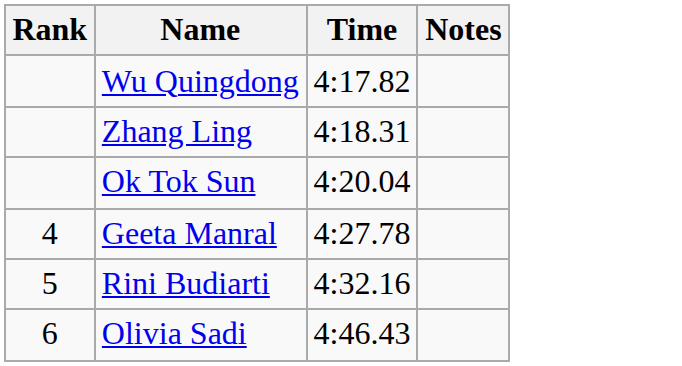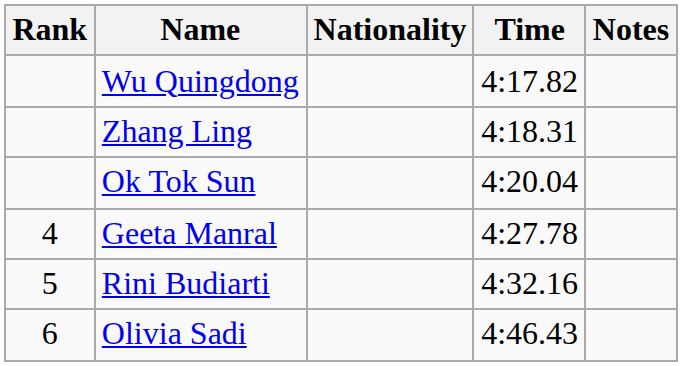+ column: (390, 29)
